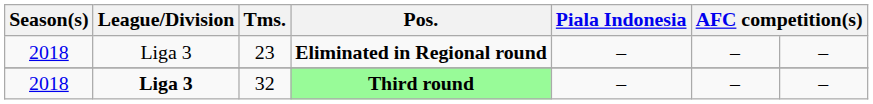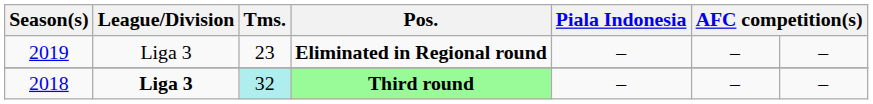(49, 51) 2018 -> (49, 51) 2019
(265, 83) no background -> (265, 83) paleturquoise background
